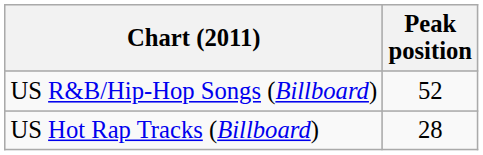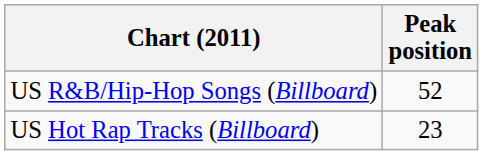(430, 129) 28 -> (430, 129) 23
